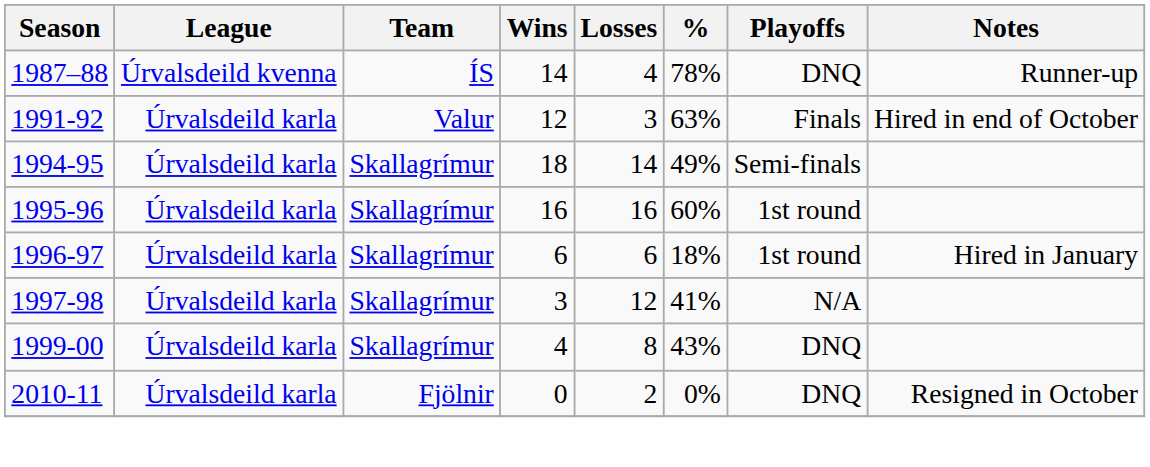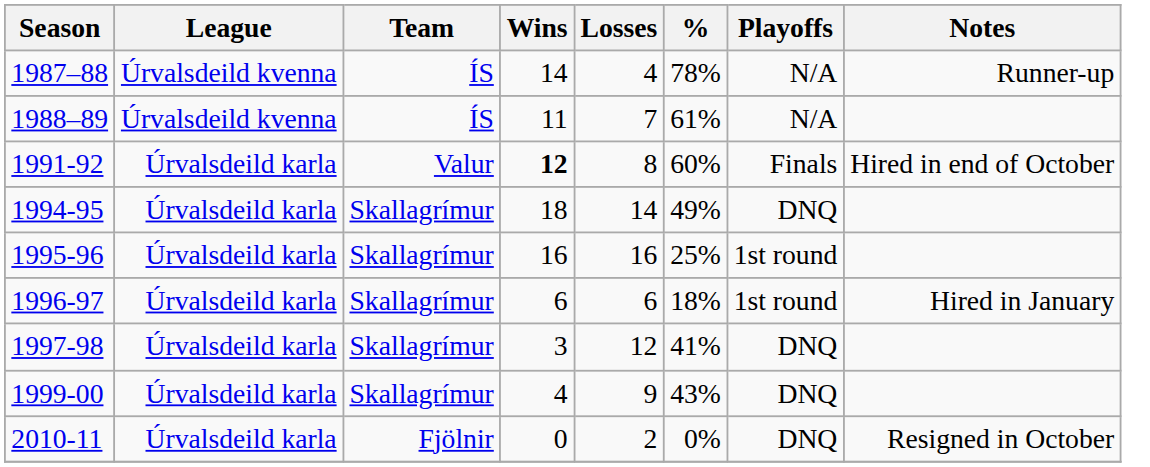(831, 73) DNQ -> (814, 73) N/A
+ row: (60, 118)
(554, 118) normal -> (554, 164) bold
(650, 118) 3 -> (650, 164) 8
(695, 118) 63% -> (695, 164) 60%
(797, 164) Semi-finals -> (807, 209) DNQ
(695, 209) 60% -> (695, 255) 25%
(837, 301) N/A -> (807, 346) DNQ
(650, 346) 8 -> (650, 392) 9
